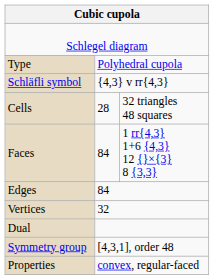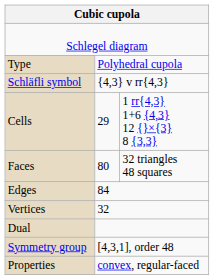(103, 108) 28 -> (103, 121) 29
(150, 108) 32 triangles 48 squares -> (147, 121) 1 rr{4,3} 1+6 {4,3} 12 {}×{3} 8 {3,3}
(103, 153) 84 -> (103, 166) 80
(147, 153) 1 rr{4,3} 1+6 {4,3} 12 {}×{3} 8 {3,3} -> (150, 166) 32 triangles 48 squares
